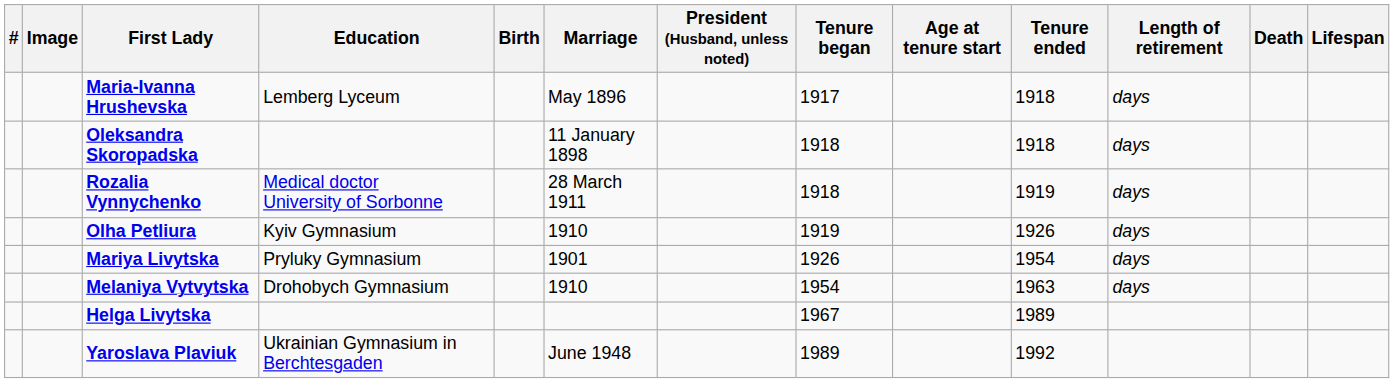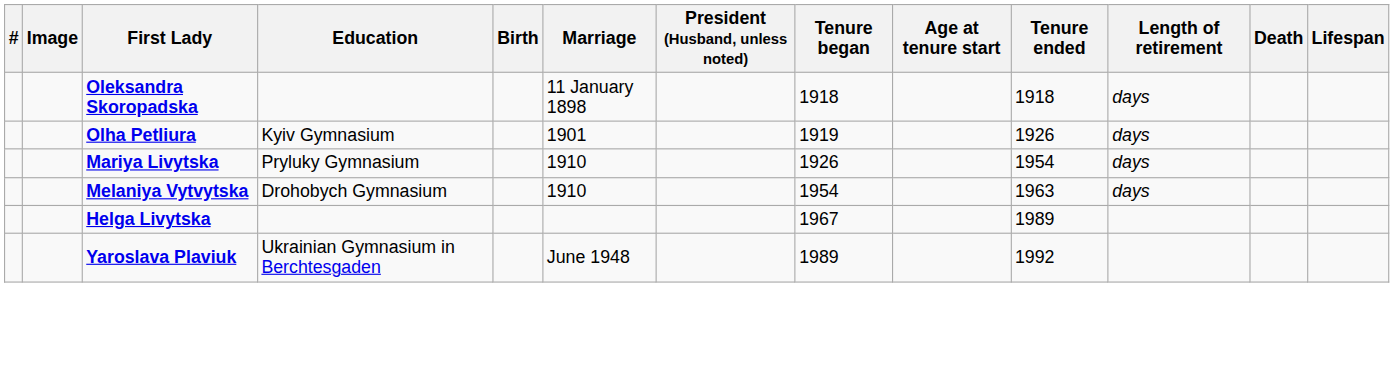- row: (141, 96)
- row: (144, 192)
(568, 231) 1910 -> (567, 134) 1901
(568, 259) 1901 -> (567, 163) 1910
